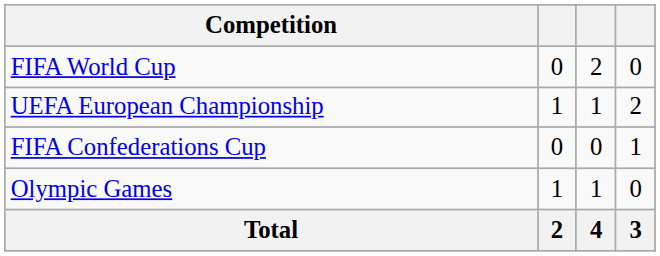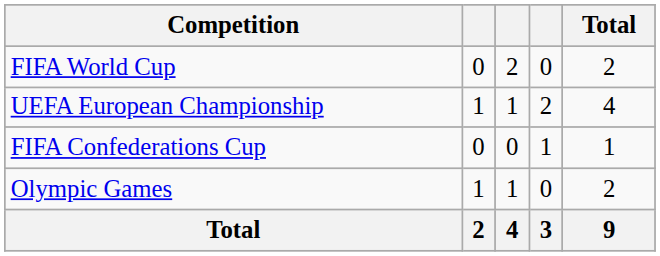+ column: (609, 25)
